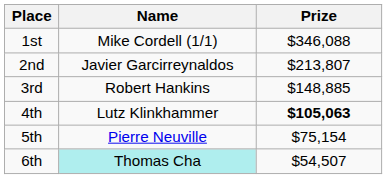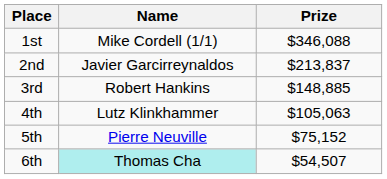(319, 64) $213,807 -> (319, 64) $213,837
(319, 112) bold -> (319, 112) normal
(319, 137) $75,154 -> (319, 137) $75,152
